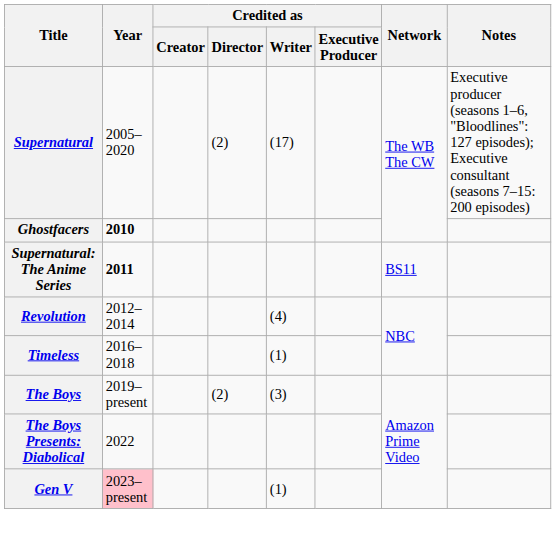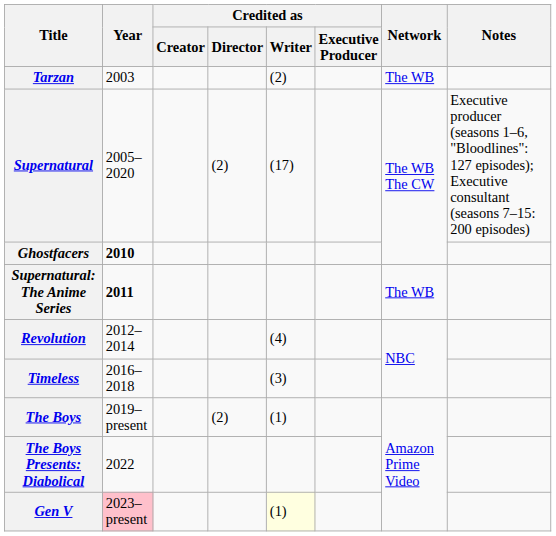+ row: (53, 77)
(401, 269) BS11 -> (410, 292) The WB
(278, 355) (1) -> (278, 378) (3)
(278, 394) (3) -> (278, 417) (1)
(278, 488) no background -> (278, 511) lightyellow background
